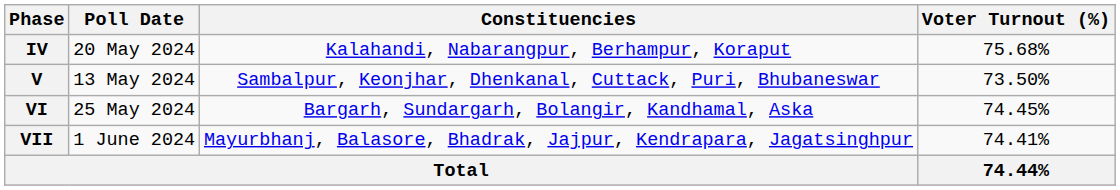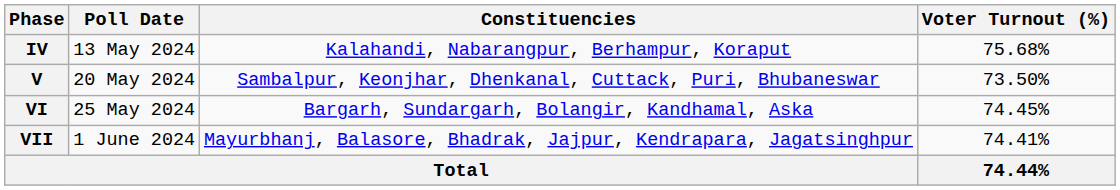(134, 50) 20 May 2024 -> (134, 50) 13 May 2024
(134, 80) 13 May 2024 -> (134, 80) 20 May 2024
